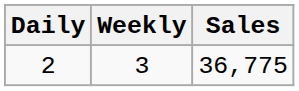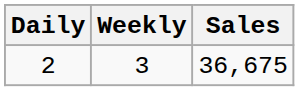(243, 66) 36,775 -> (243, 66) 36,675
